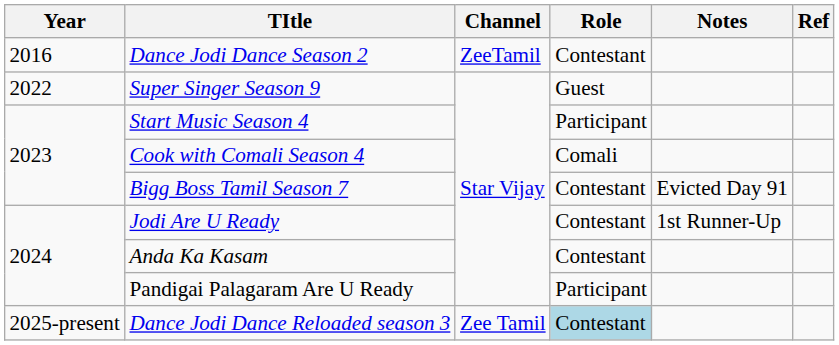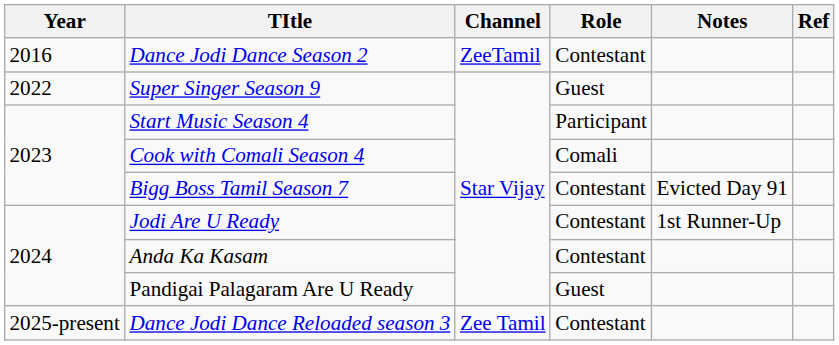(601, 289) Participant -> (580, 289) Guest
(600, 322) lightblue background -> (600, 322) no background
